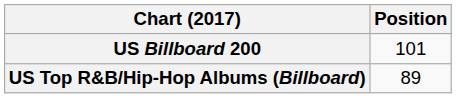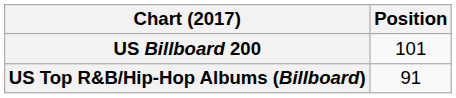(411, 78) 89 -> (411, 78) 91
